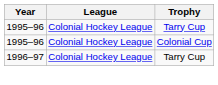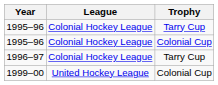+ row: (25, 73)
